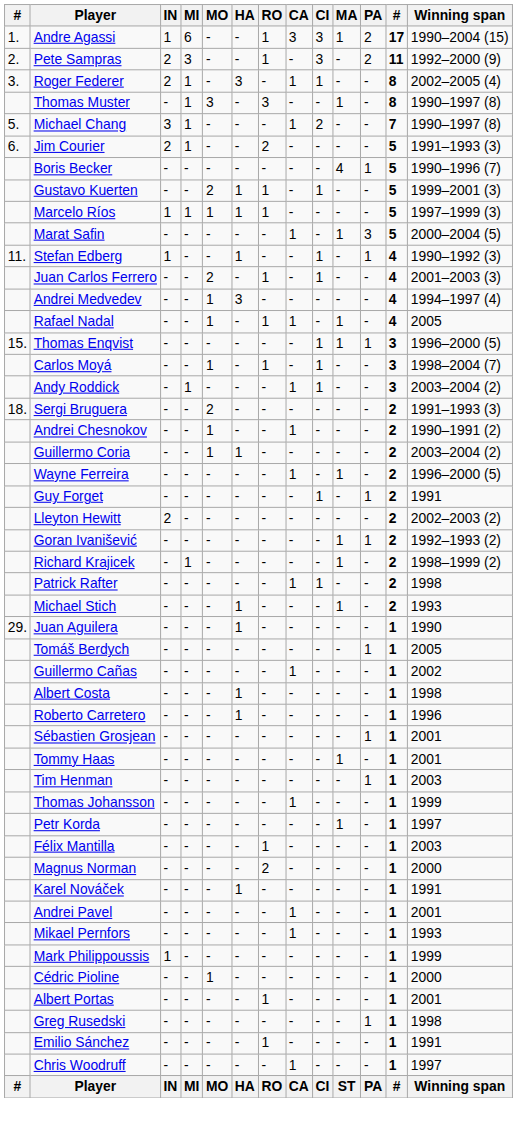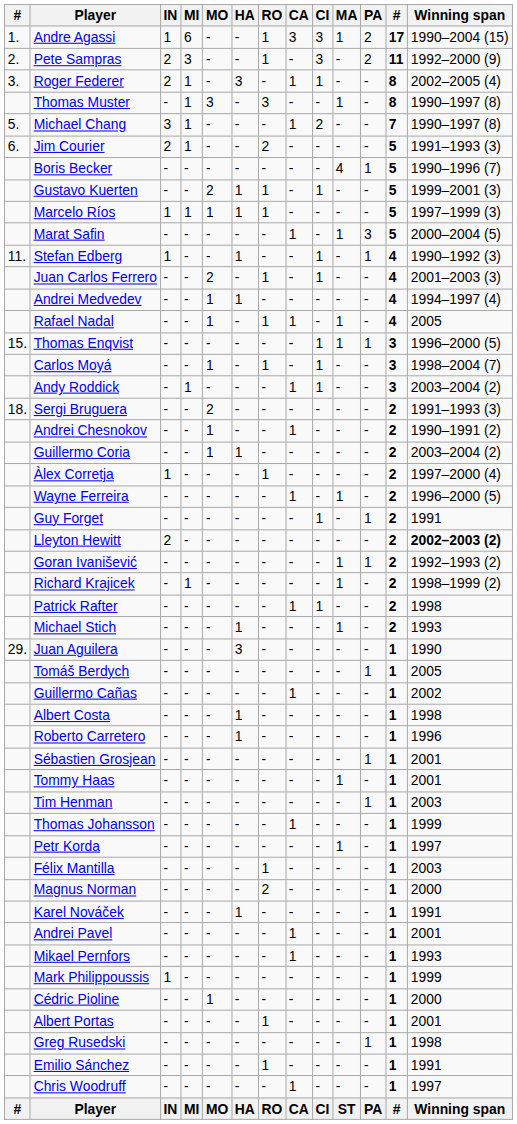(239, 299) 3 -> (239, 299) 1
+ row: (74, 474)
(456, 518) normal -> (456, 540) bold
(239, 627) 1 -> (239, 649) 3
